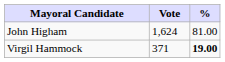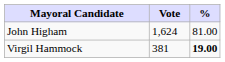(160, 48) 371 -> (160, 48) 381
